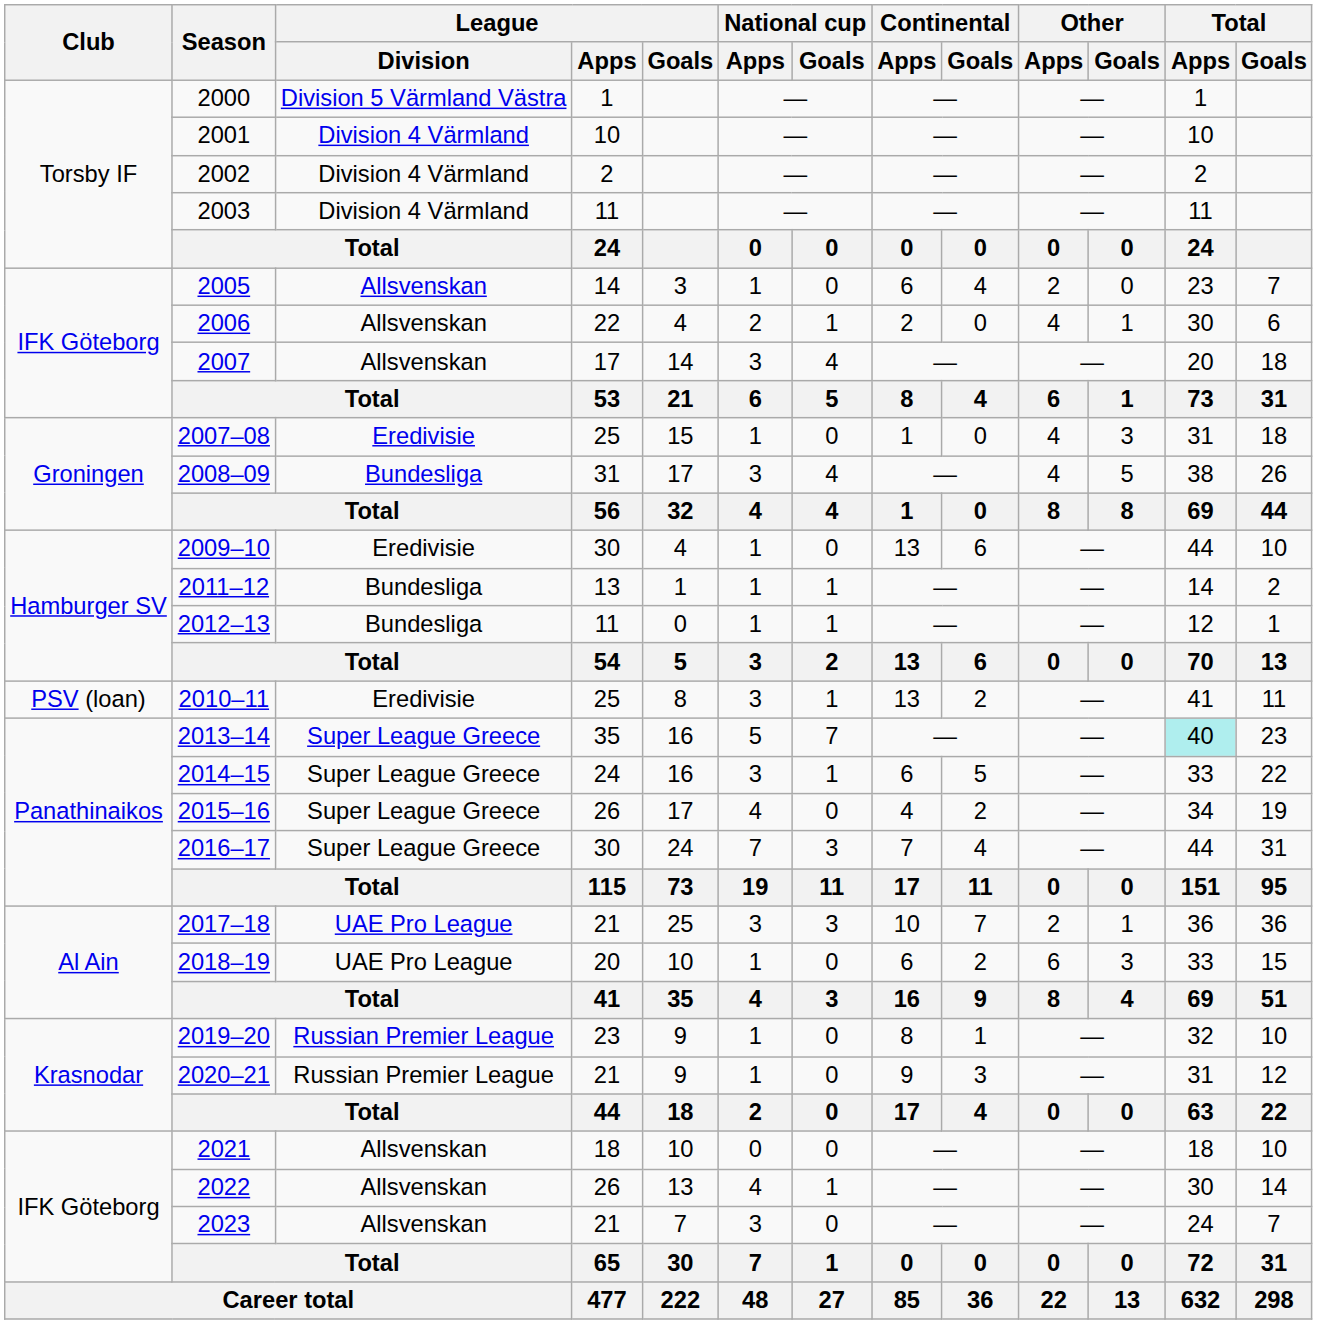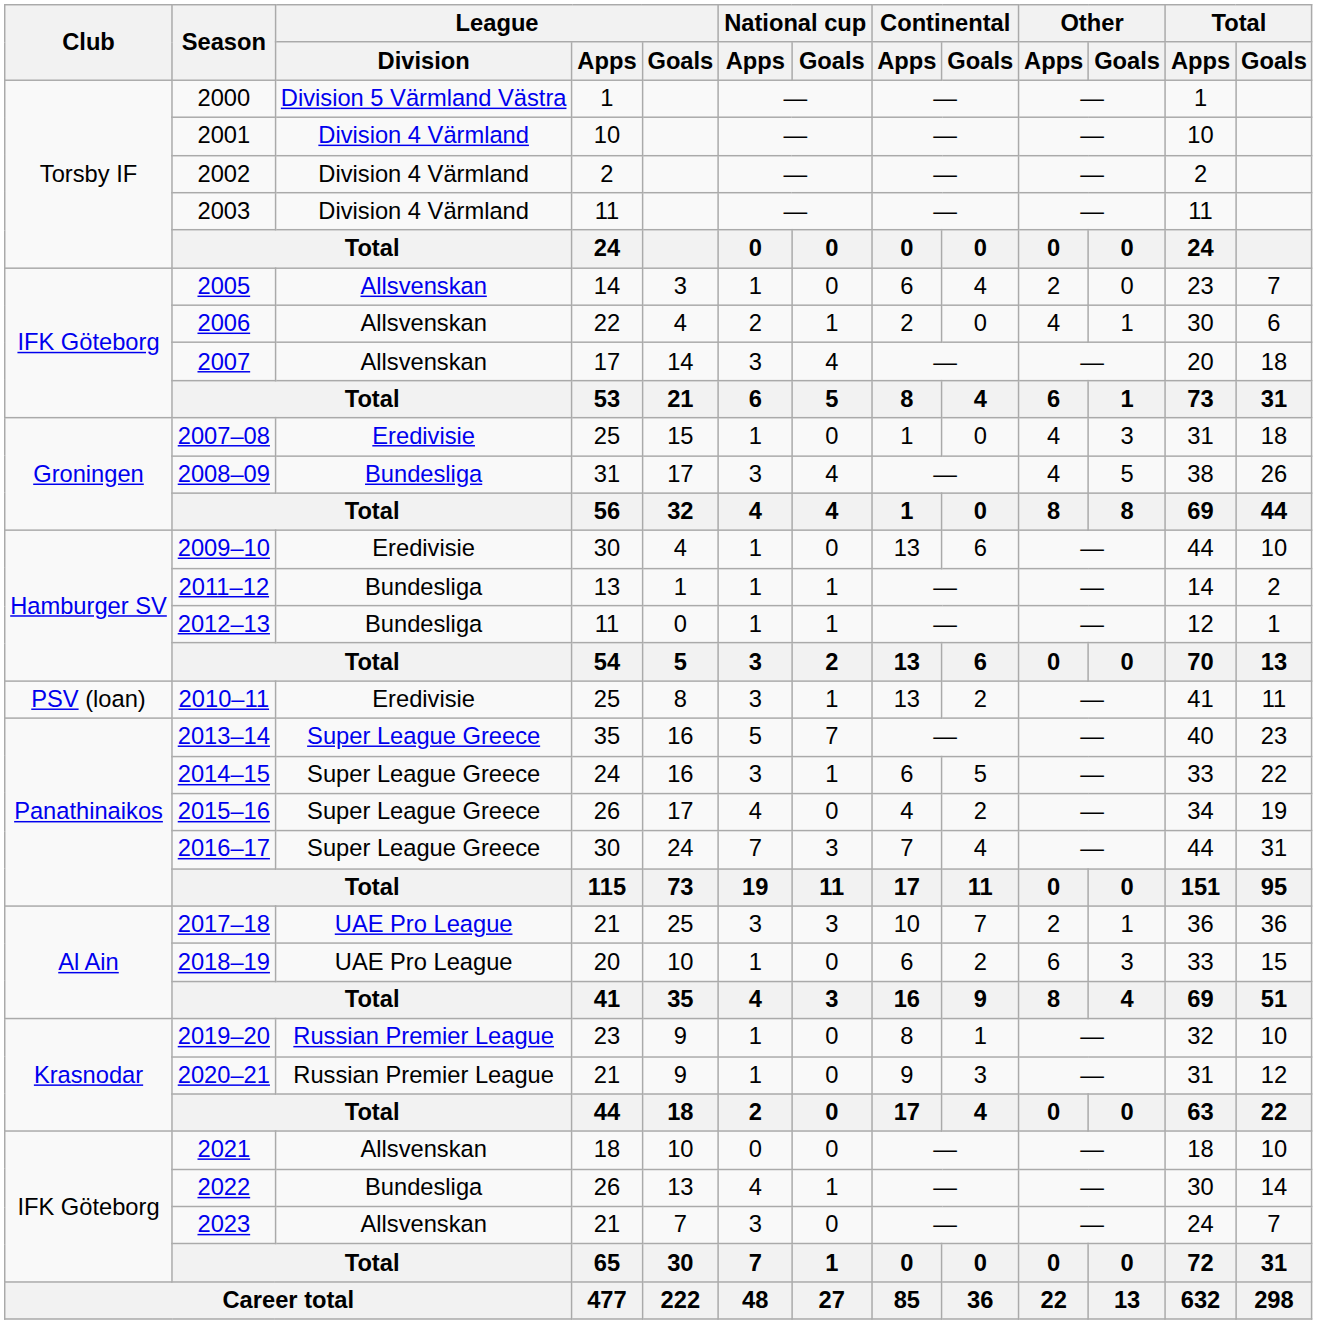(1200, 736) paleturquoise background -> (1200, 736) no background
(424, 1187) Allsvenskan -> (424, 1187) Bundesliga
